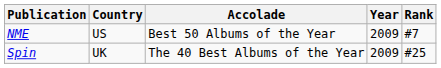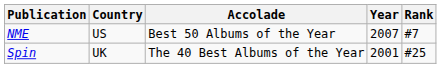(384, 34) 2009 -> (384, 34) 2007
(384, 53) 2009 -> (384, 53) 2001
